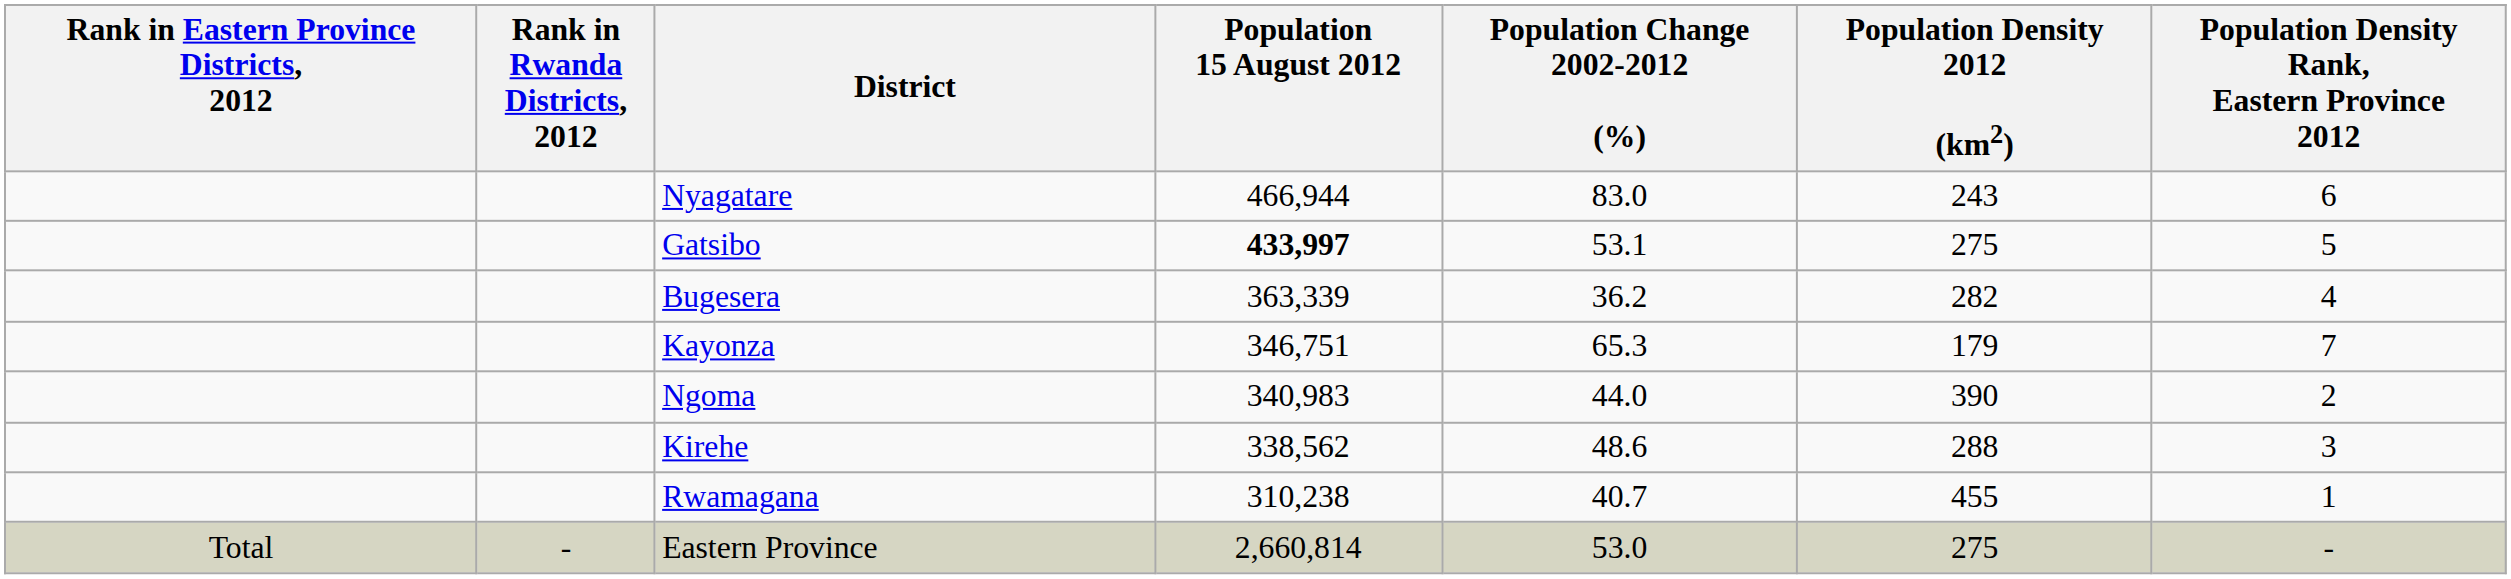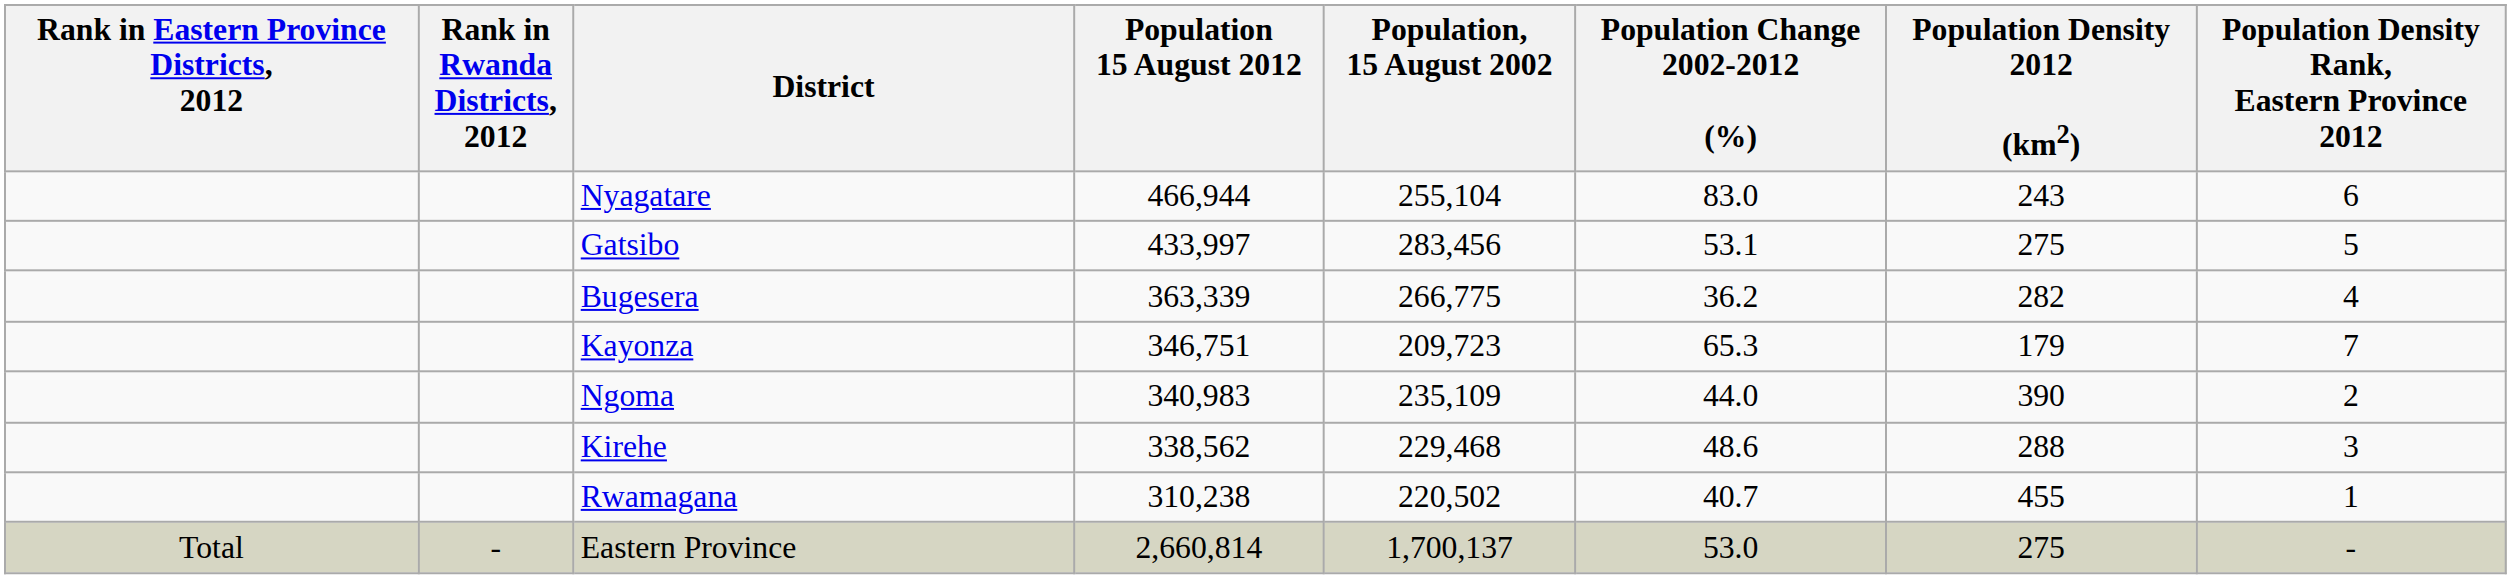+ column: (1449, 47)
(1298, 245) bold -> (1199, 245) normal
